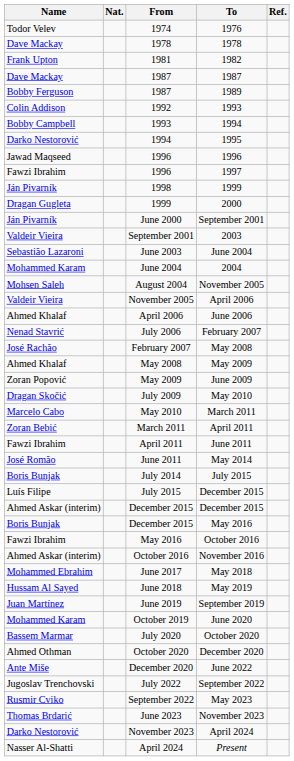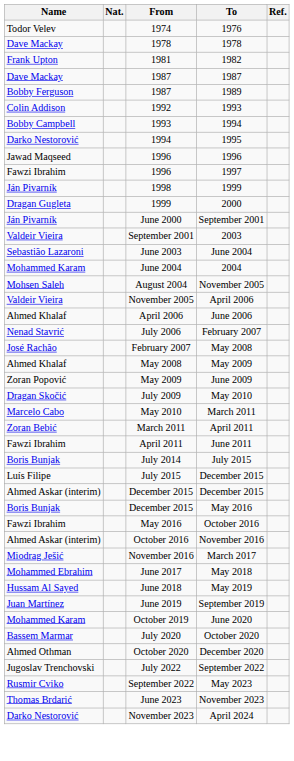- row: (161, 460)
+ row: (161, 556)
- row: (161, 667)
- row: (161, 747)
